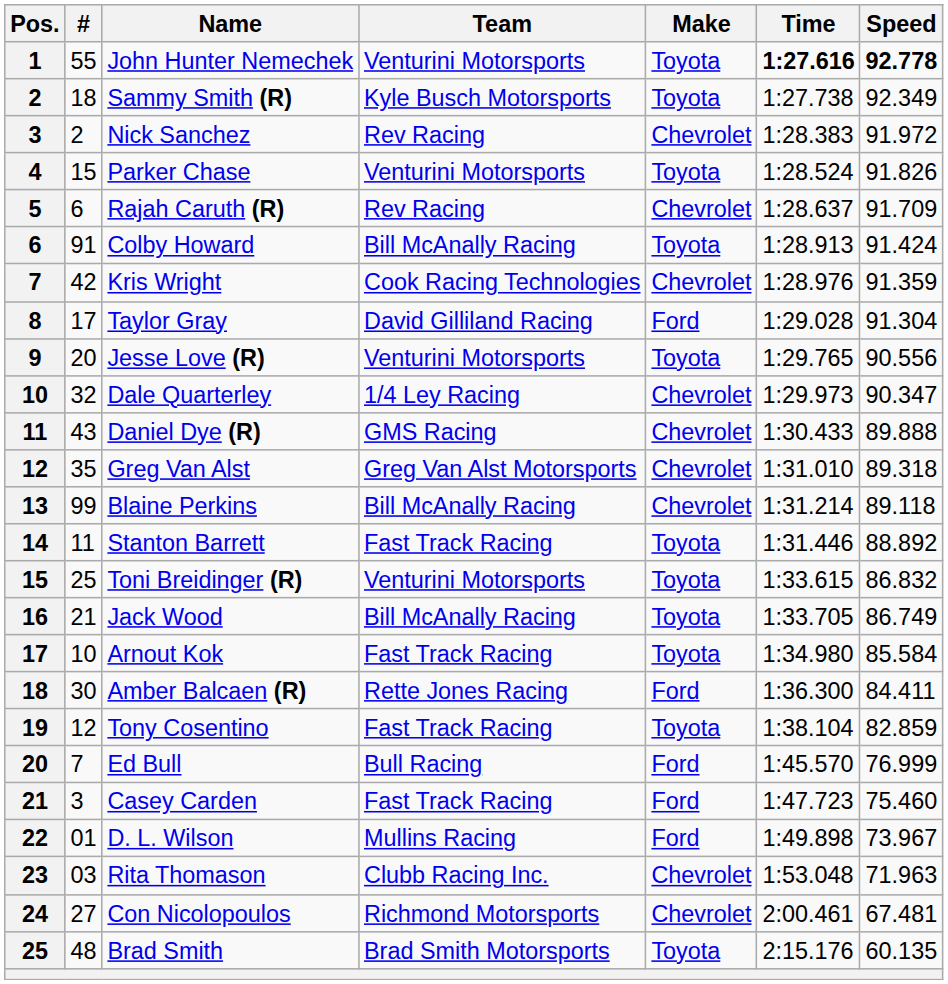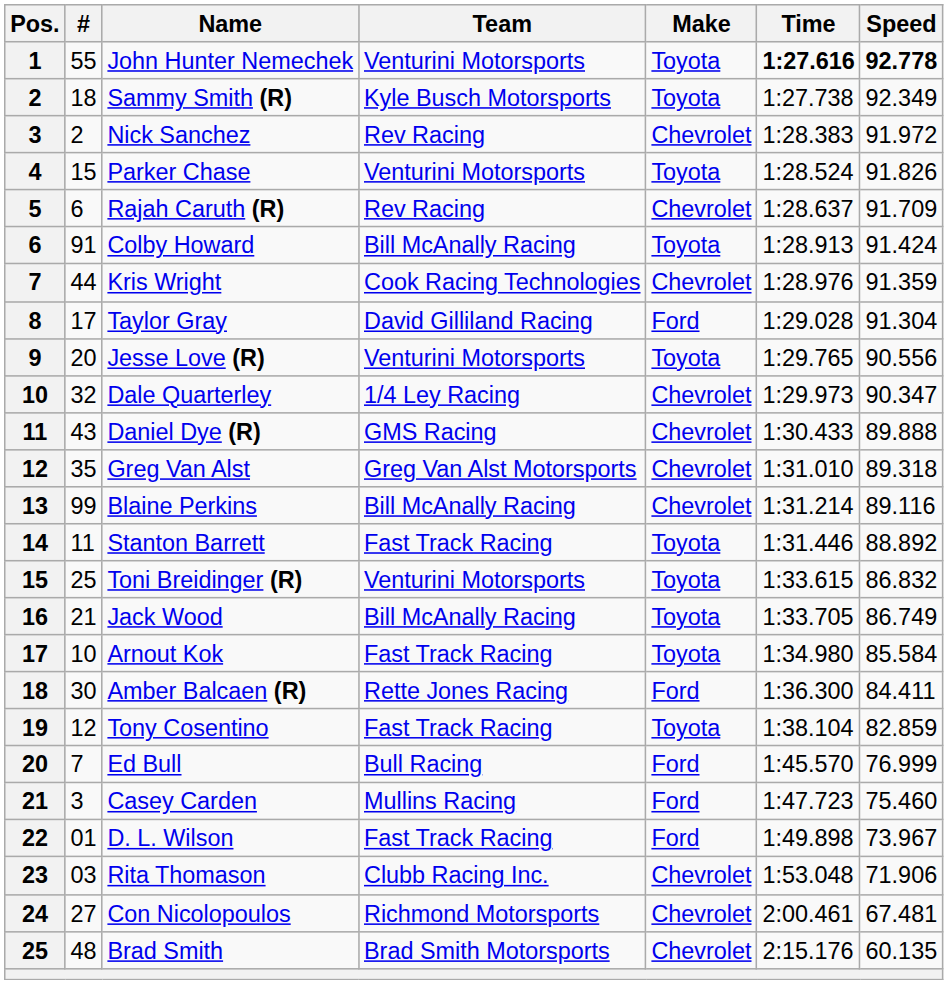(84, 283) 42 -> (84, 283) 44
(901, 505) 89.118 -> (901, 505) 89.116
(458, 802) Fast Track Racing -> (440, 802) Mullins Racing
(440, 839) Mullins Racing -> (458, 839) Fast Track Racing
(901, 876) 71.963 -> (901, 876) 71.906
(686, 950) Toyota -> (701, 950) Chevrolet
